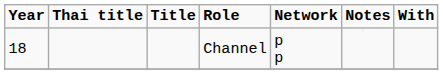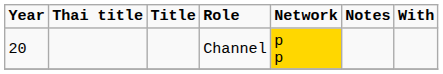(17, 49) 18 -> (17, 49) 20
(279, 49) no background -> (279, 49) gold background
